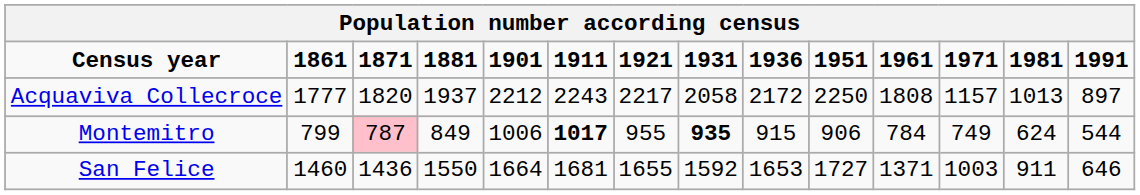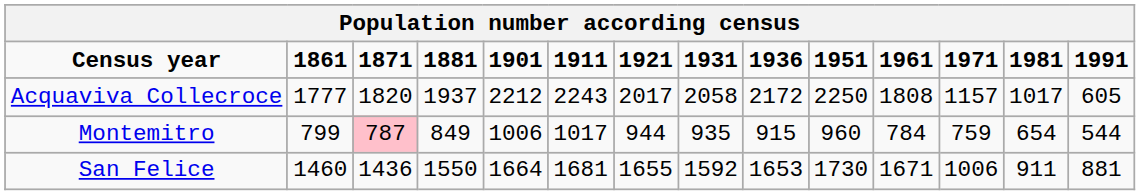(646, 97) 2217 -> (646, 97) 2017
(1036, 97) 1013 -> (1036, 97) 1017
(1101, 97) 897 -> (1101, 97) 605
(581, 134) bold -> (581, 134) normal
(646, 134) 955 -> (646, 134) 944
(711, 134) bold -> (711, 134) normal
(841, 134) 906 -> (841, 134) 960
(971, 134) 749 -> (971, 134) 759
(1036, 134) 624 -> (1036, 134) 654
(841, 171) 1727 -> (841, 171) 1730
(906, 171) 1371 -> (906, 171) 1671
(971, 171) 1003 -> (971, 171) 1006
(1101, 171) 646 -> (1101, 171) 881
